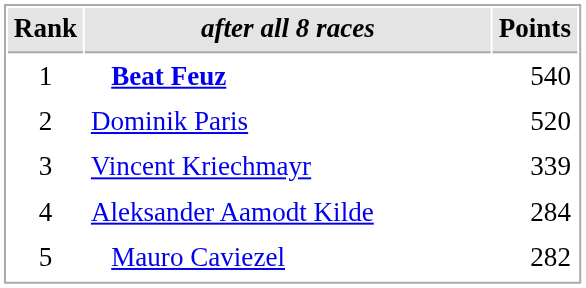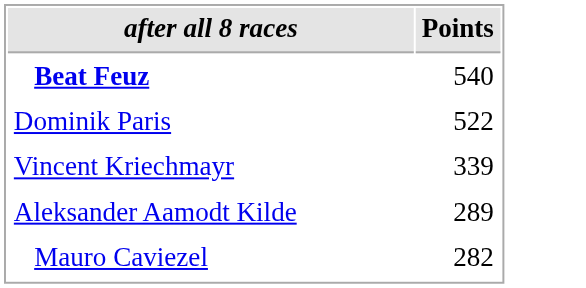- column: (45, 29)
(551, 121) 520 -> (474, 121) 522
(551, 212) 284 -> (474, 212) 289
